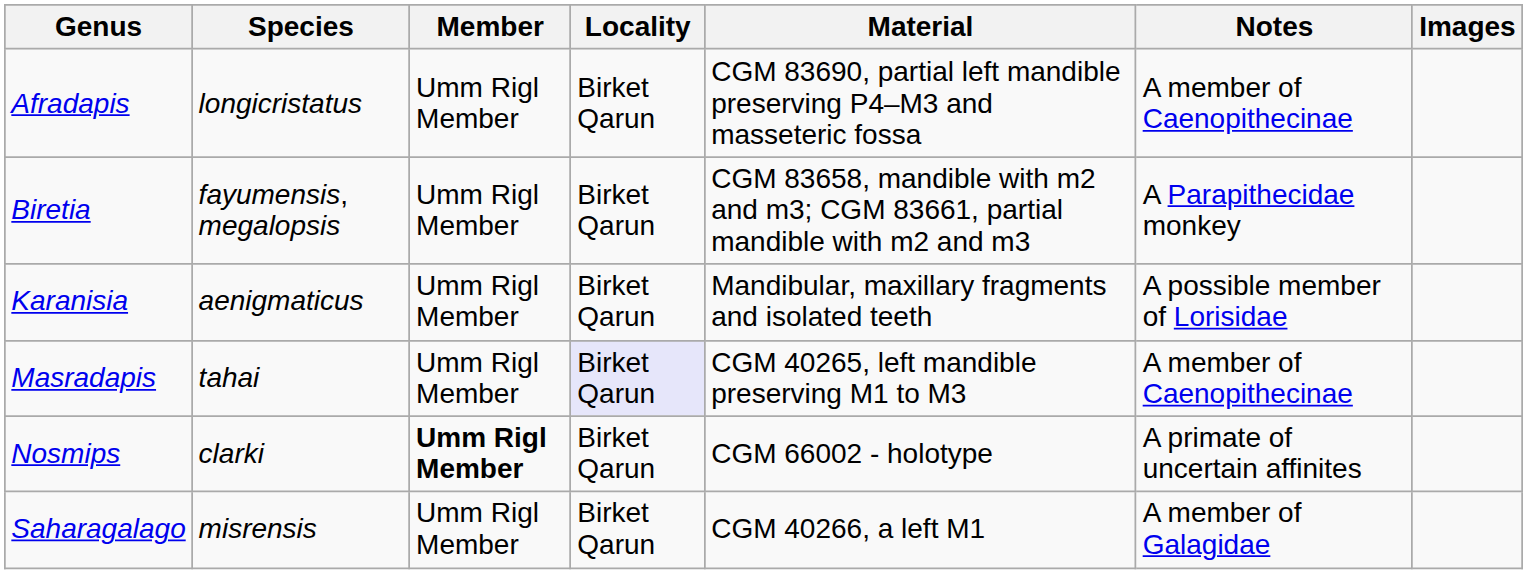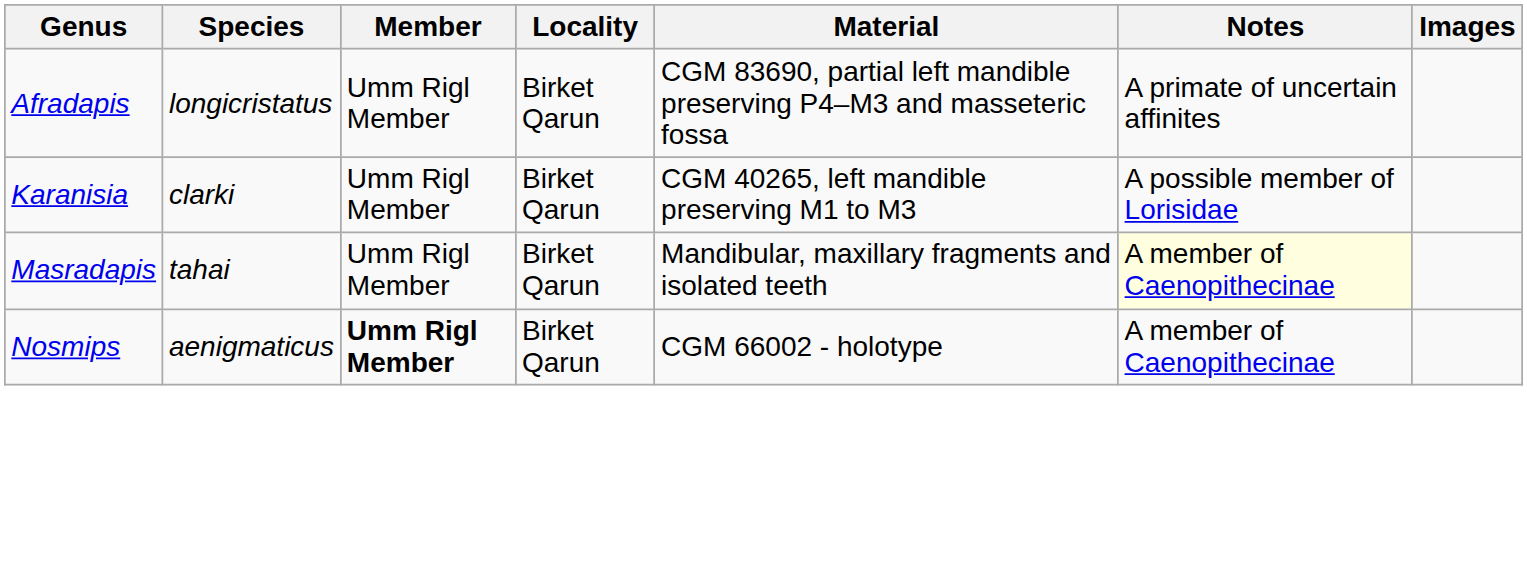(1248, 102) A member of Caenopithecinae -> (1261, 102) A primate of uncertain affinites
- row: (51, 210)
(281, 301) aenigmaticus -> (202, 194) clarki
(909, 301) Mandibular, maxillary fragments and isolated teeth -> (824, 194) CGM 40265, left mandible preserving M1 to M3
(616, 377) lavender background -> (561, 270) no background
(874, 377) CGM 40265, left mandible preserving M1 to M3 -> (886, 270) Mandibular, maxillary fragments and isolated teeth
(1248, 377) no background -> (1230, 270) lightyellow background
(231, 453) clarki -> (251, 346) aenigmaticus
(1252, 453) A primate of uncertain affinites -> (1230, 346) A member of Caenopithecinae
- row: (99, 529)
